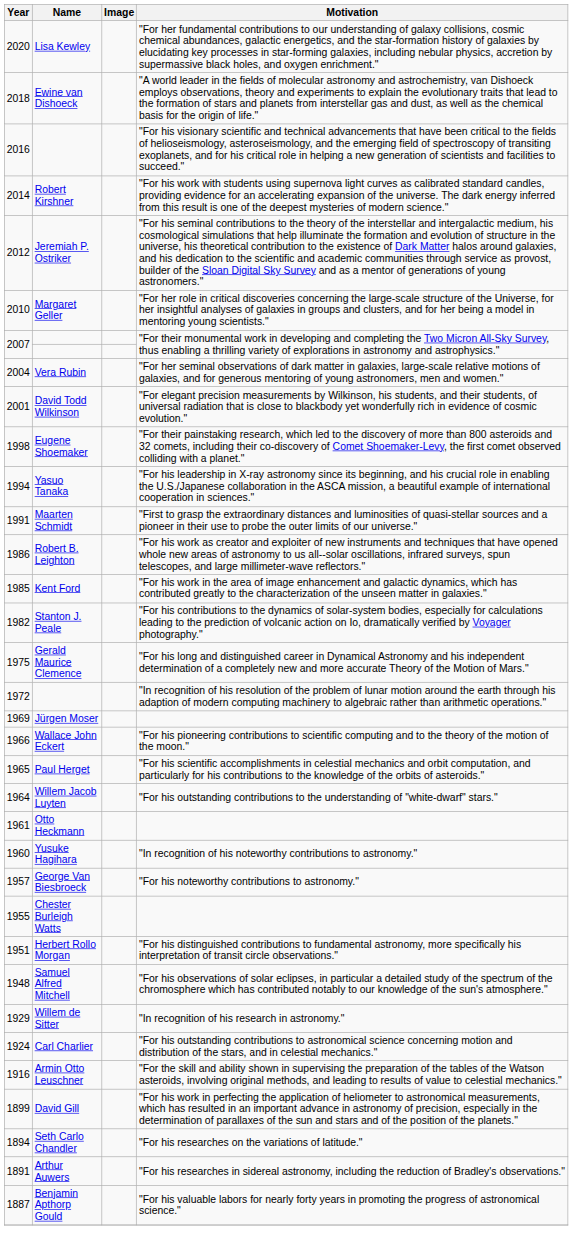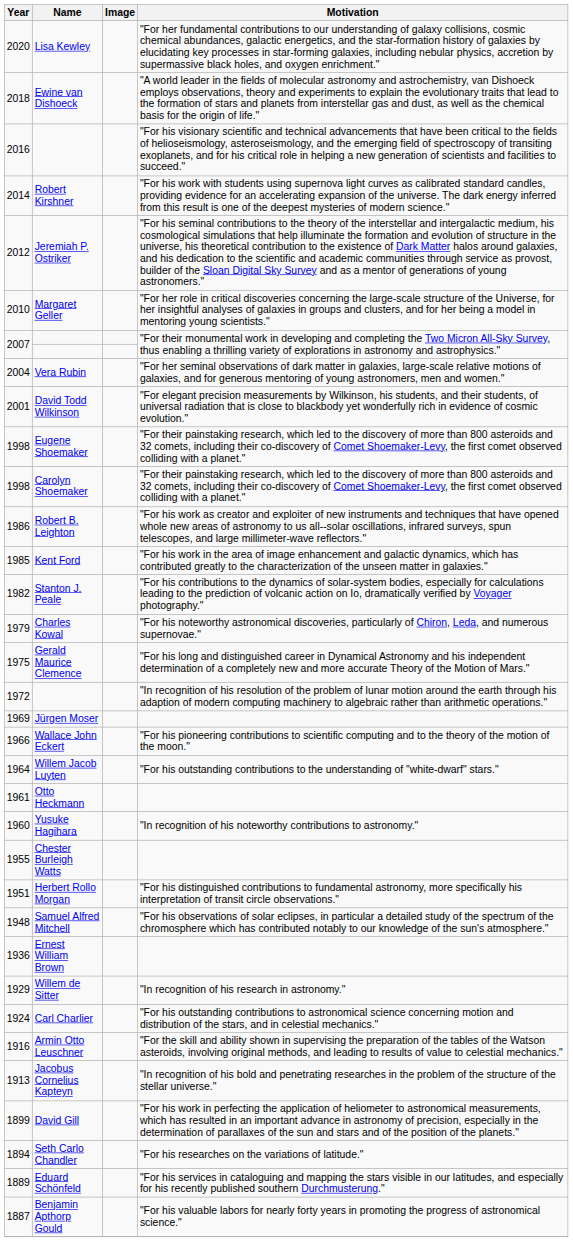+ row: (18, 486)
- row: (18, 486)
- row: (18, 520)
+ row: (18, 628)
- row: (18, 769)
- row: (18, 882)
+ row: (18, 956)
+ row: (18, 1080)
- row: (18, 1171)
+ row: (18, 1182)
